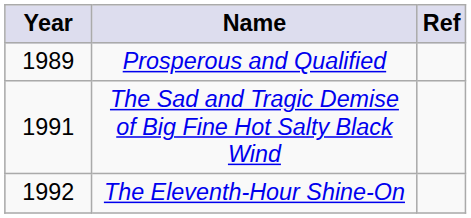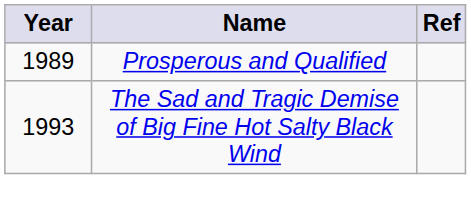(48, 127) 1991 -> (48, 127) 1993
- row: (254, 192)
